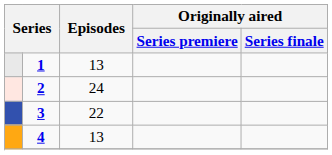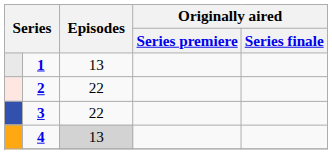(96, 88) 24 -> (96, 88) 22
(96, 137) no background -> (96, 137) lightgrey background
